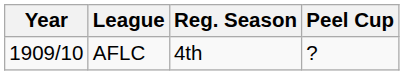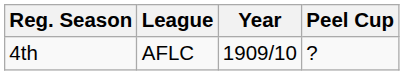columns swapped: (46, 20) <-> (235, 20)
